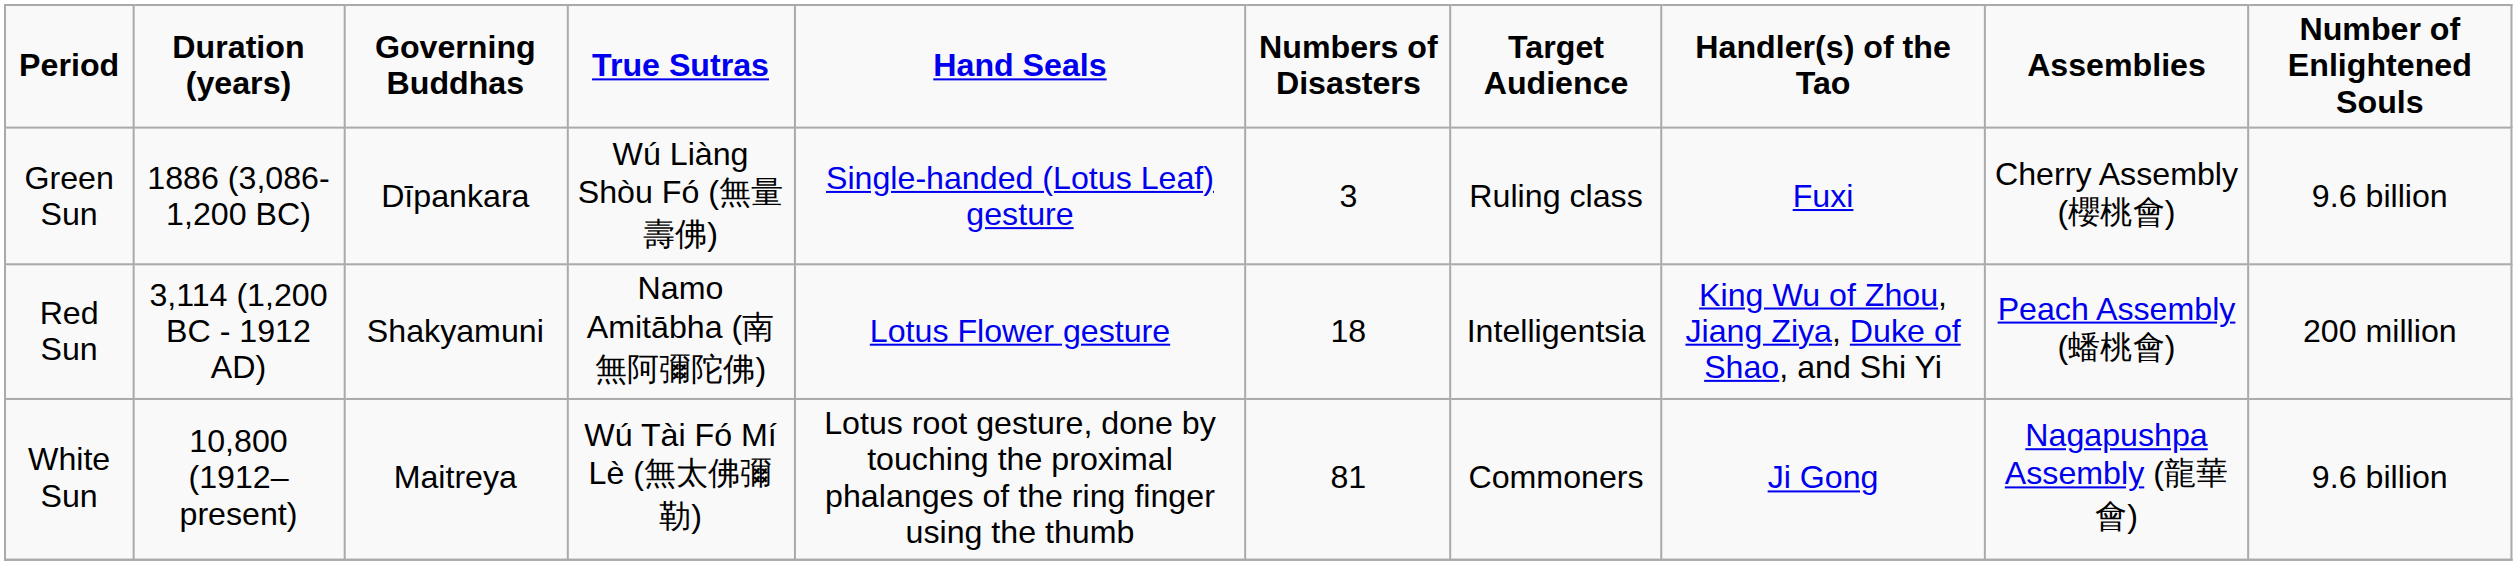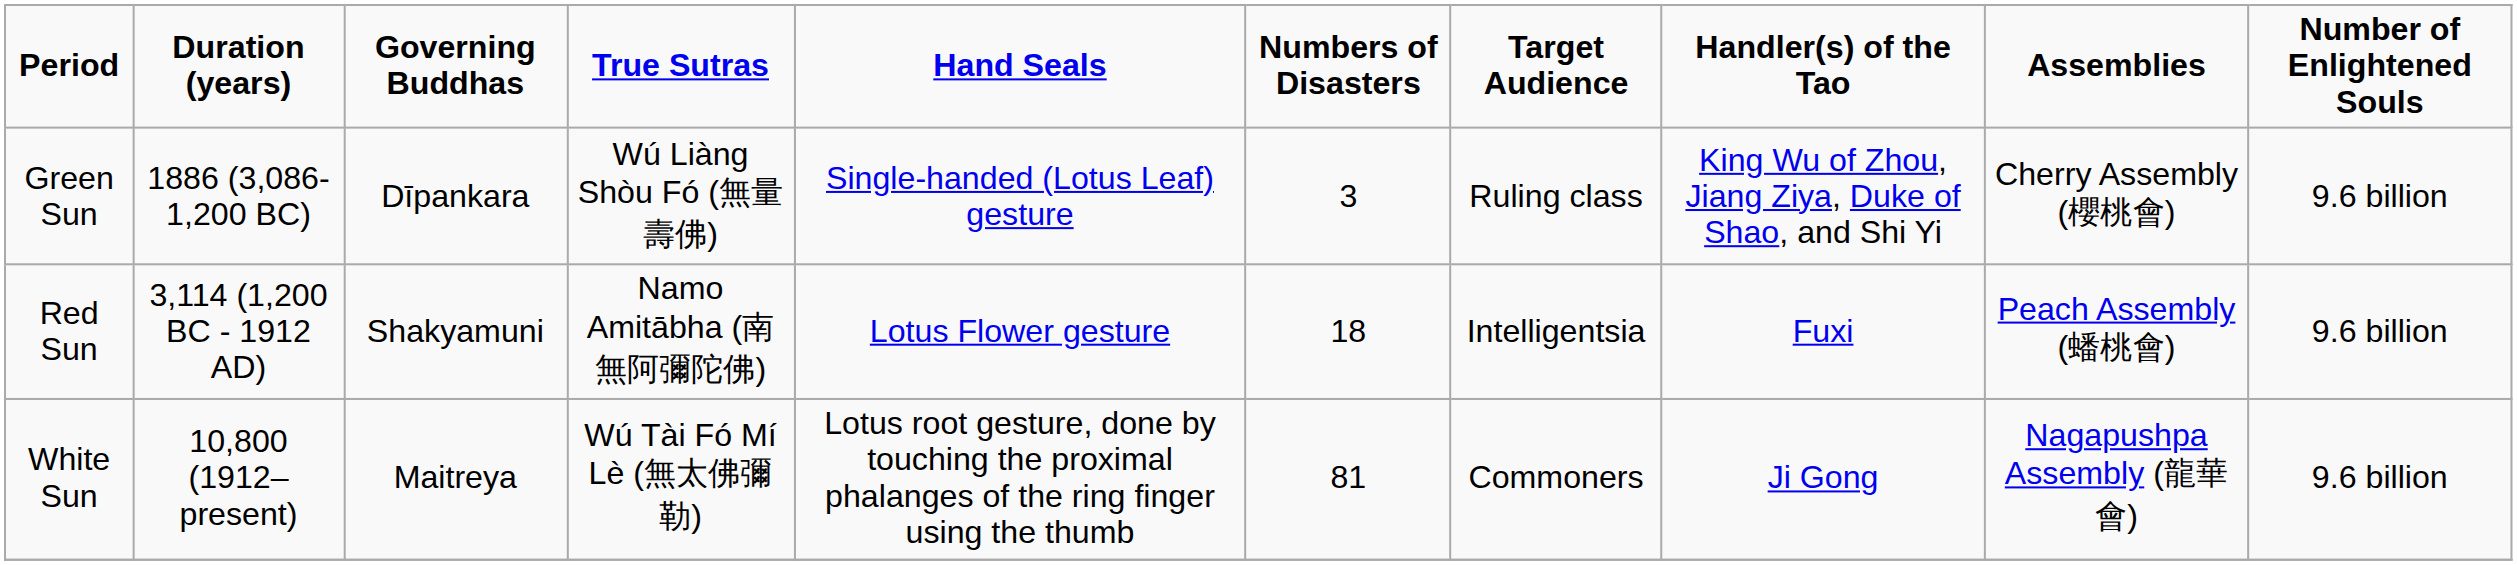(1823, 195) Fuxi -> (1823, 195) King Wu of Zhou, Jiang Ziya, Duke of Shao, and Shi Yi
(1823, 330) King Wu of Zhou, Jiang Ziya, Duke of Shao, and Shi Yi -> (1823, 330) Fuxi
(2380, 330) 200 million -> (2380, 330) 9.6 billion
